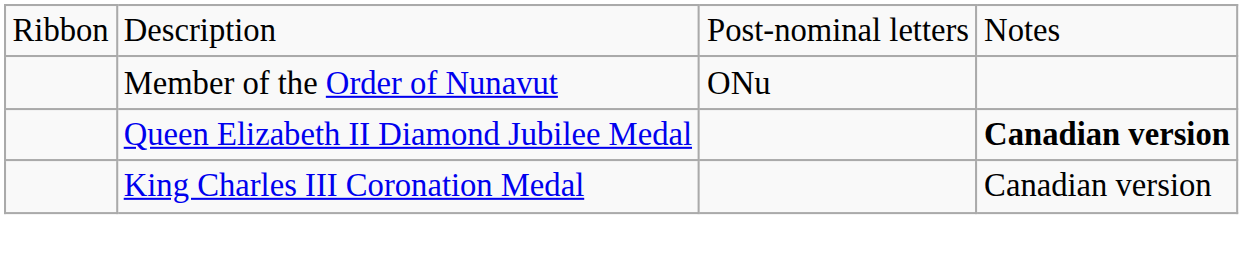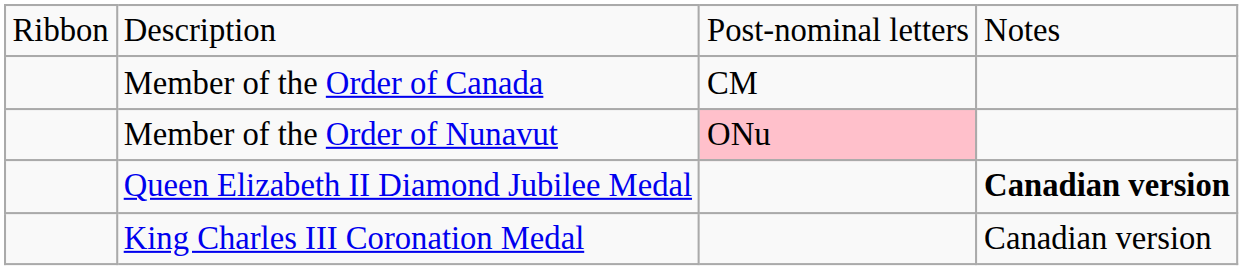+ row: (334, 82)
(739, 82) no background -> (739, 133) pink background
